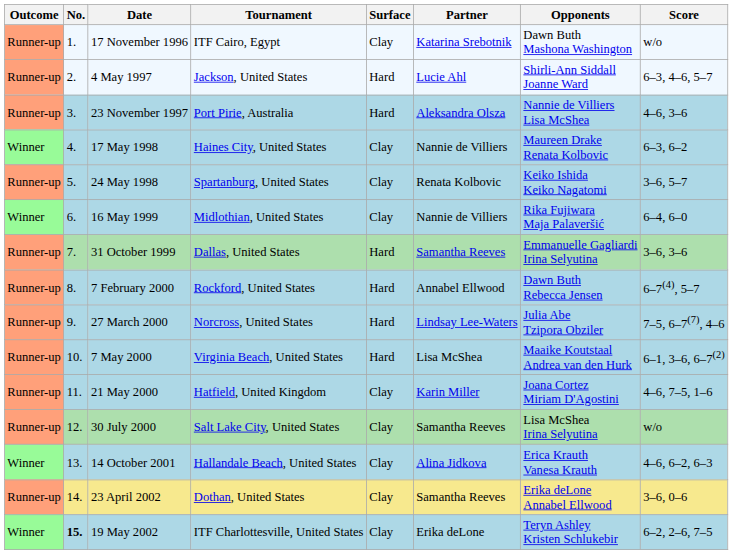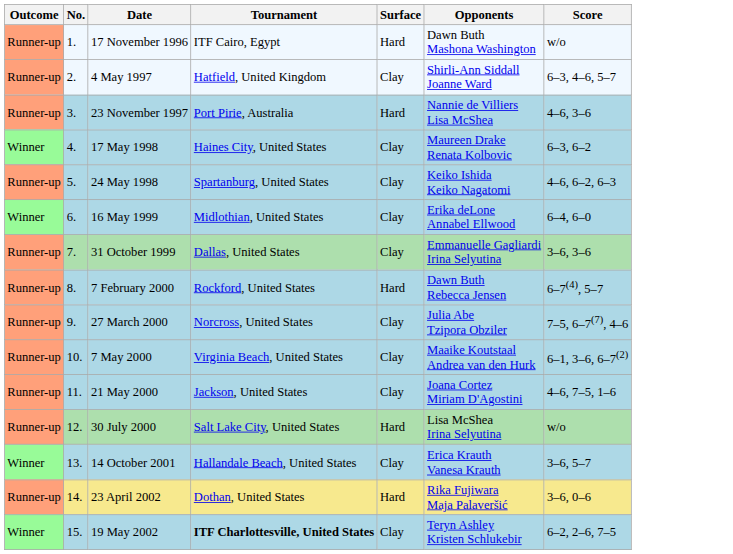- column: (467, 14)
(381, 41) Clay -> (393, 41) Hard
(251, 76) Jackson, United States -> (260, 76) Hatfield, United Kingdom
(382, 76) Hard -> (392, 76) Clay
(665, 181) 3–6, 5–7 -> (582, 181) 4–6, 6–2, 6–3
(564, 216) Rika Fujiwara Maja Palaveršić -> (471, 216) Erika deLone Annabel Ellwood
(382, 251) Hard -> (392, 251) Clay
(382, 321) Hard -> (392, 321) Clay
(382, 356) Hard -> (392, 356) Clay
(260, 391) Hatfield, United Kingdom -> (251, 391) Jackson, United States
(381, 426) Clay -> (393, 426) Hard
(678, 461) 4–6, 6–2, 6–3 -> (569, 461) 3–6, 5–7
(381, 496) Clay -> (393, 496) Hard
(568, 496) Erika deLone Annabel Ellwood -> (467, 496) Rika Fujiwara Maja Palaveršić
(75, 531) bold -> (75, 531) normal
(279, 531) normal -> (284, 531) bold
